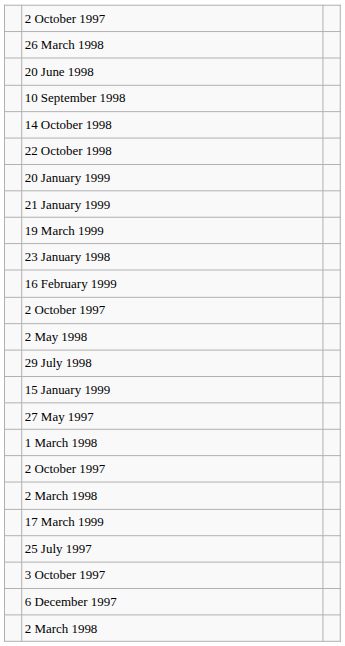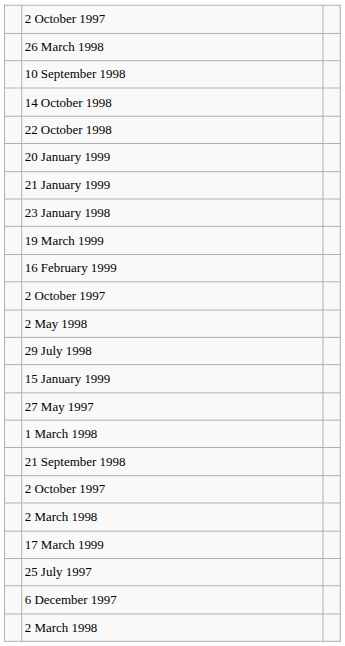- row: (13, 72)
rows swapped: (13, 231) <-> (13, 257)
+ row: (13, 462)
- row: (13, 575)
